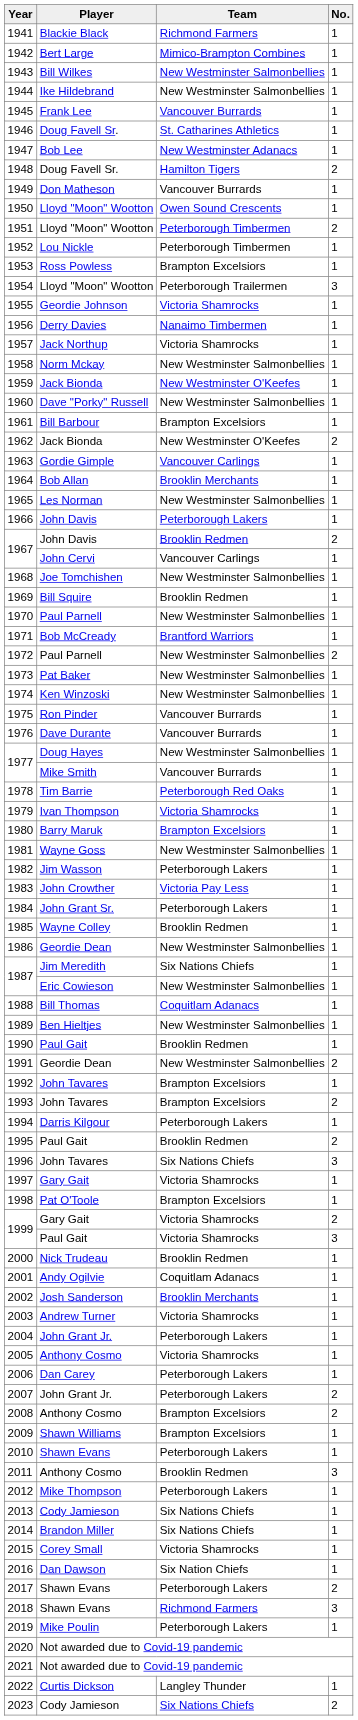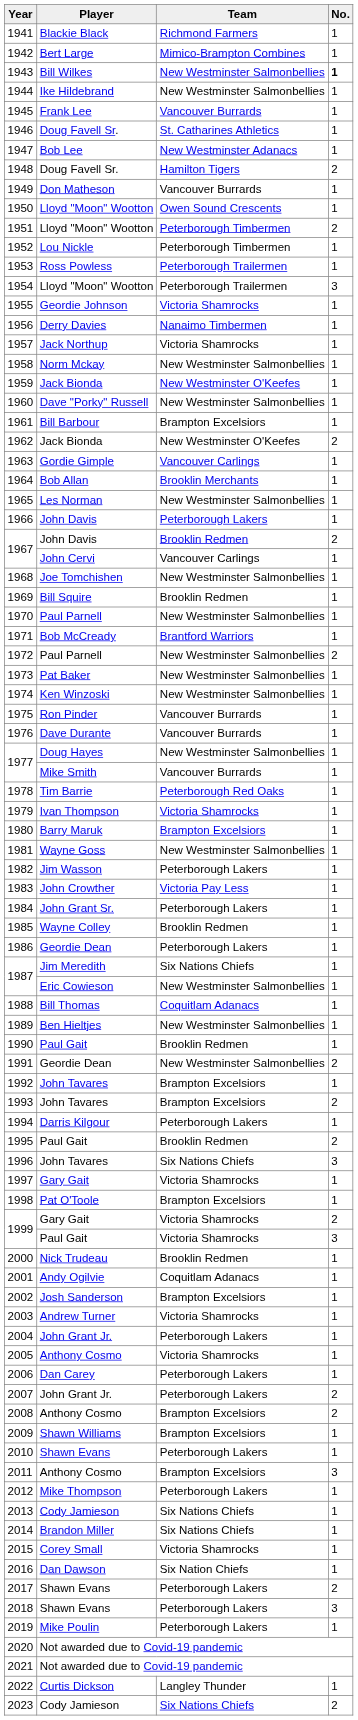(334, 72) normal -> (334, 72) bold
(213, 266) Brampton Excelsiors -> (224, 266) Peterborough Trailermen
(242, 947) New Westminster Salmonbellies -> (214, 947) Peterborough Lakers
(209, 1297) Brooklin Merchants -> (213, 1297) Brampton Excelsiors
(204, 1472) Brooklin Redmen -> (213, 1472) Brampton Excelsiors
(209, 1608) Richmond Farmers -> (214, 1608) Peterborough Lakers
